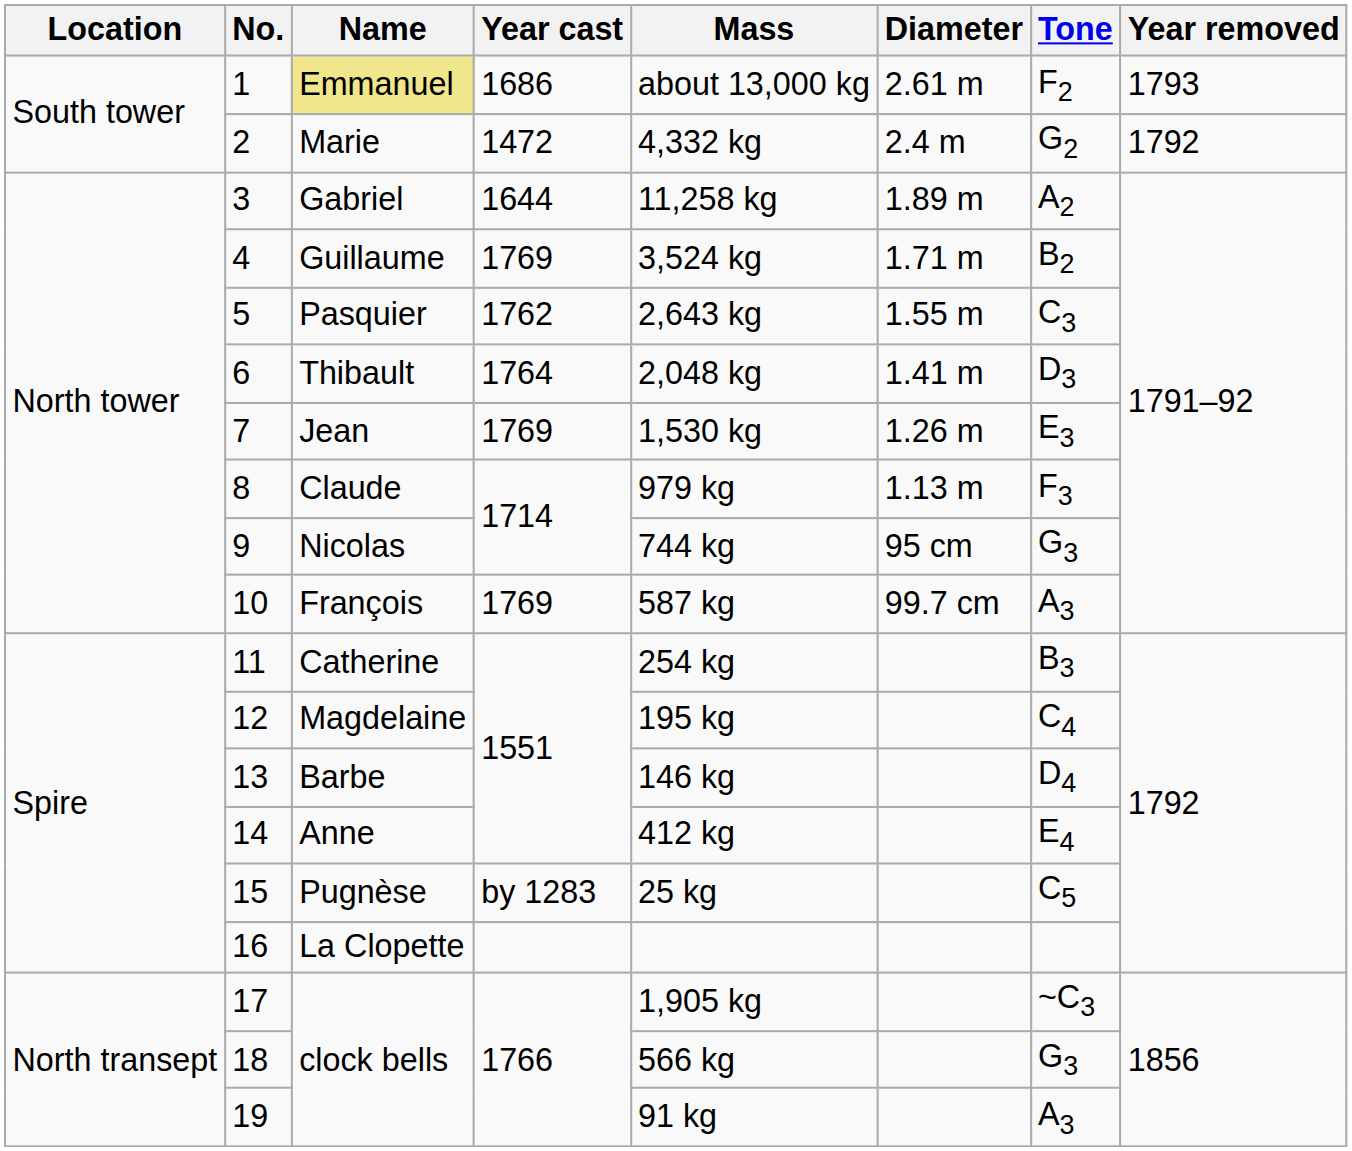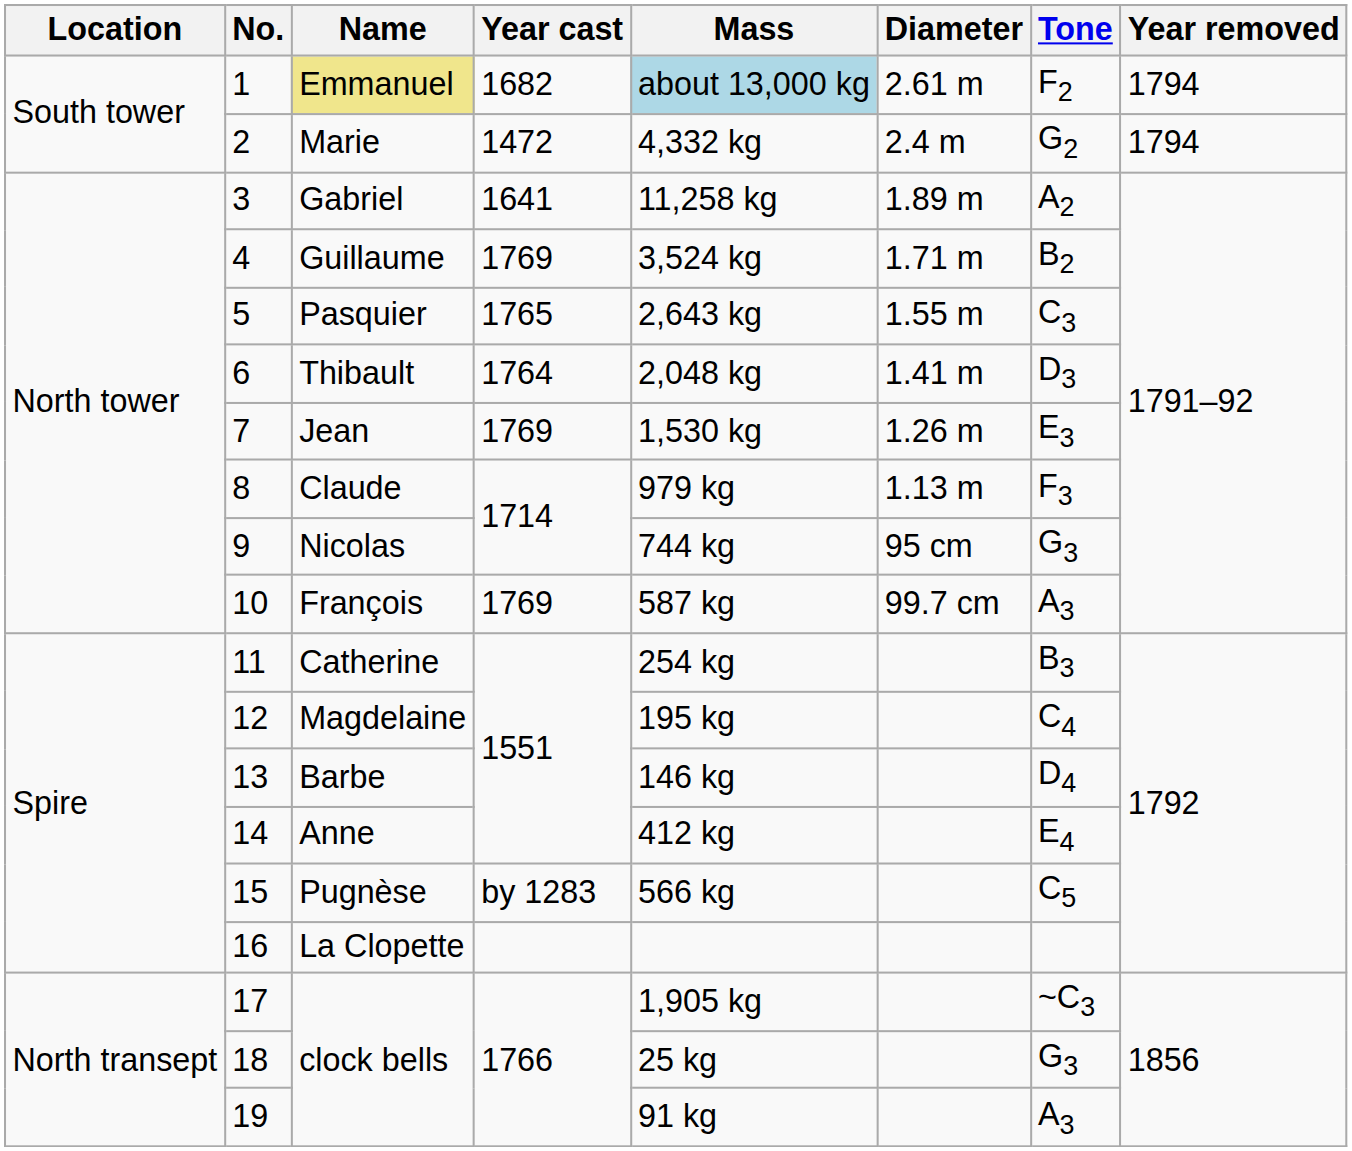(517, 84) 1686 -> (517, 84) 1682
(754, 84) no background -> (754, 84) lightblue background
(1164, 84) 1793 -> (1164, 84) 1794
(1164, 142) 1792 -> (1164, 142) 1794
(517, 199) 1644 -> (517, 199) 1641
(517, 315) 1762 -> (517, 315) 1765
(678, 892) 25 kg -> (687, 892) 566 kg
(687, 1059) 566 kg -> (678, 1059) 25 kg
